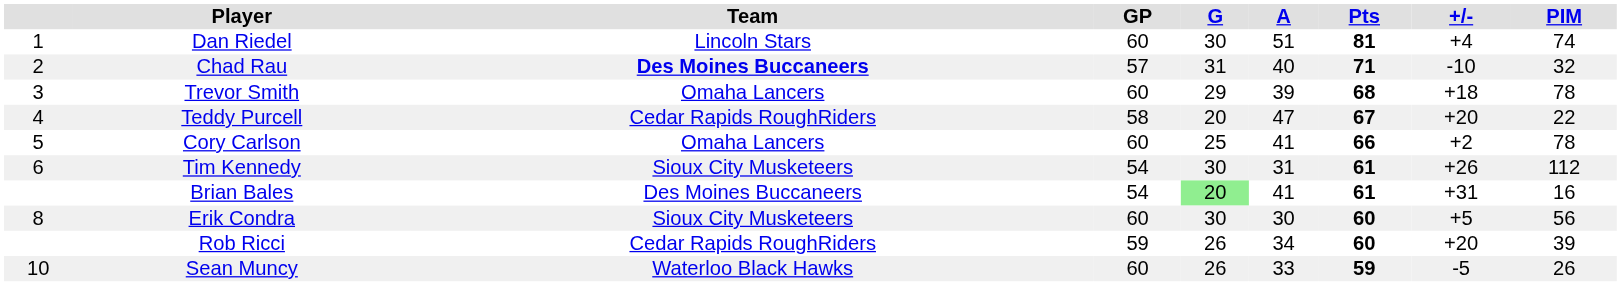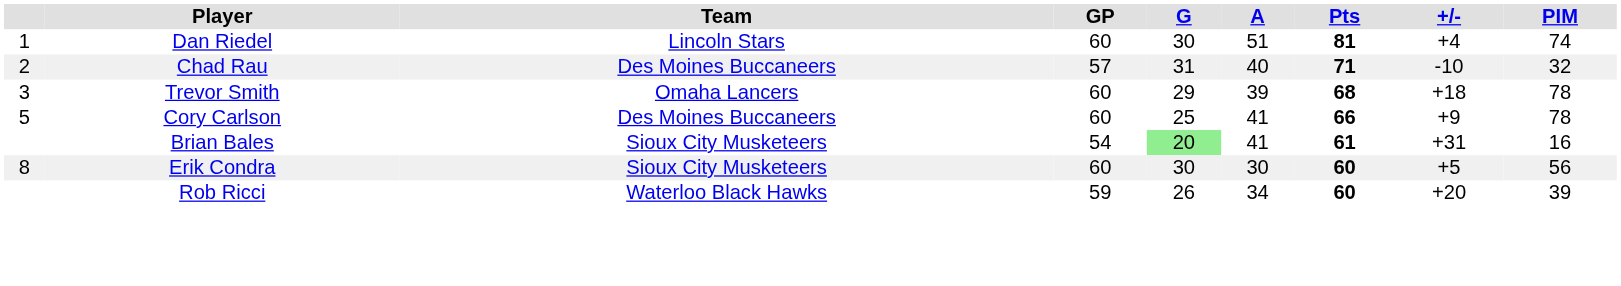(753, 66) bold -> (727, 66) normal
- row: (242, 117)
(753, 142) Omaha Lancers -> (727, 117) Des Moines Buccaneers
(1461, 142) +2 -> (1449, 117) +9
- row: (242, 167)
(753, 192) Des Moines Buccaneers -> (727, 142) Sioux City Musketeers
(753, 243) Cedar Rapids RoughRiders -> (727, 192) Waterloo Black Hawks
- row: (242, 268)
